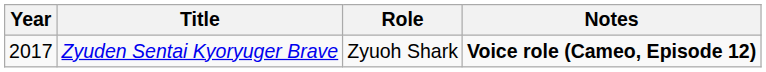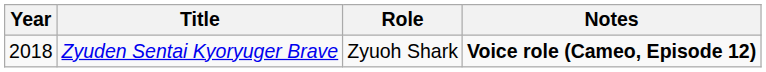(31, 50) 2017 -> (31, 50) 2018
